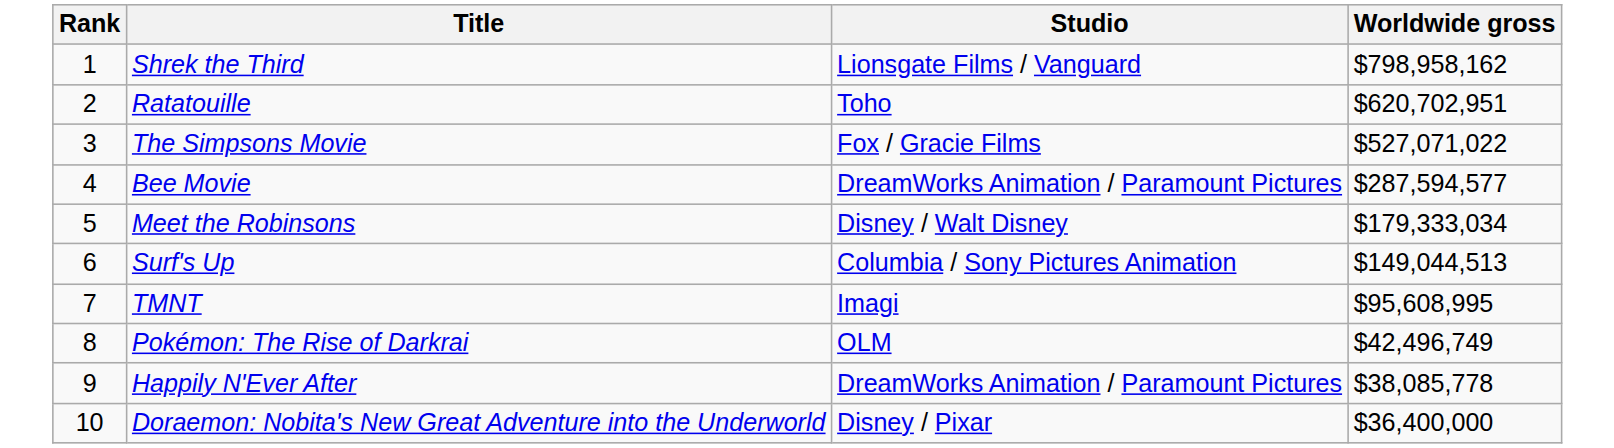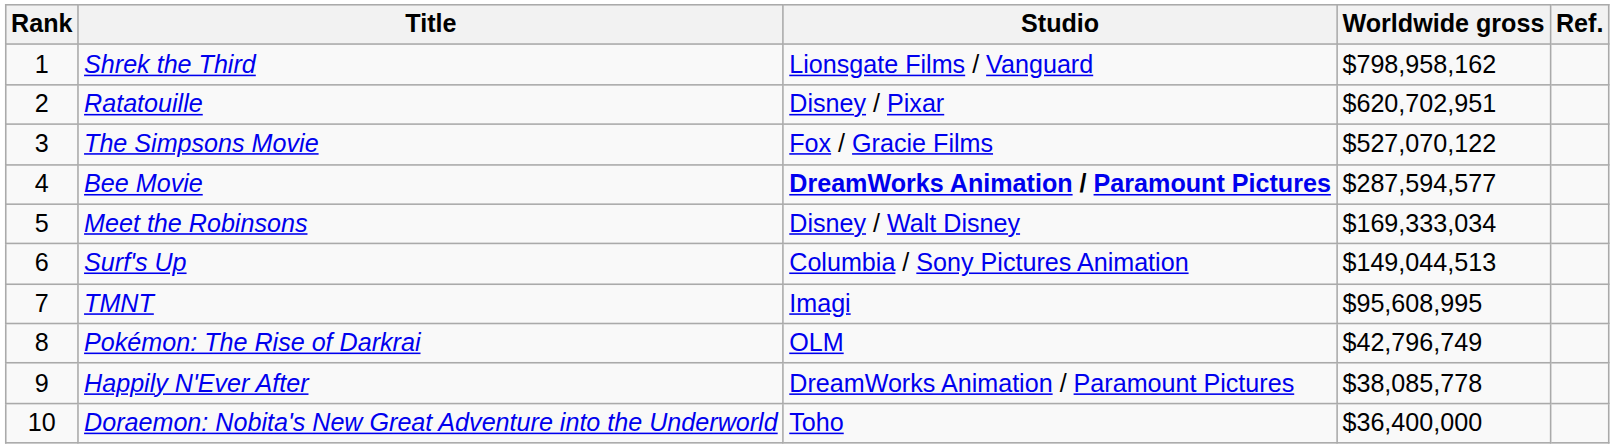+ column: (1580, 24)
(864, 104) Toho -> (867, 104) Disney / Pixar
(1430, 143) $527,071,022 -> (1419, 143) $527,070,122
(1090, 183) normal -> (1060, 183) bold
(1430, 223) $179,333,034 -> (1419, 223) $169,333,034
(1424, 343) $42,496,749 -> (1412, 343) $42,796,749
(915, 422) Disney / Pixar -> (817, 422) Toho
